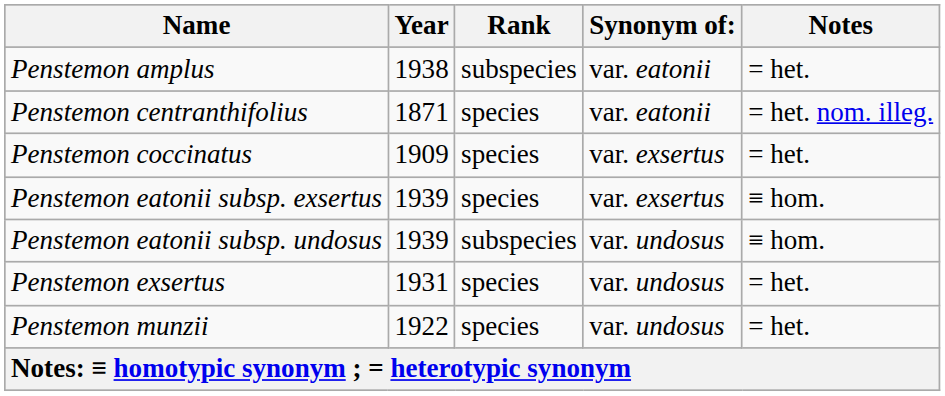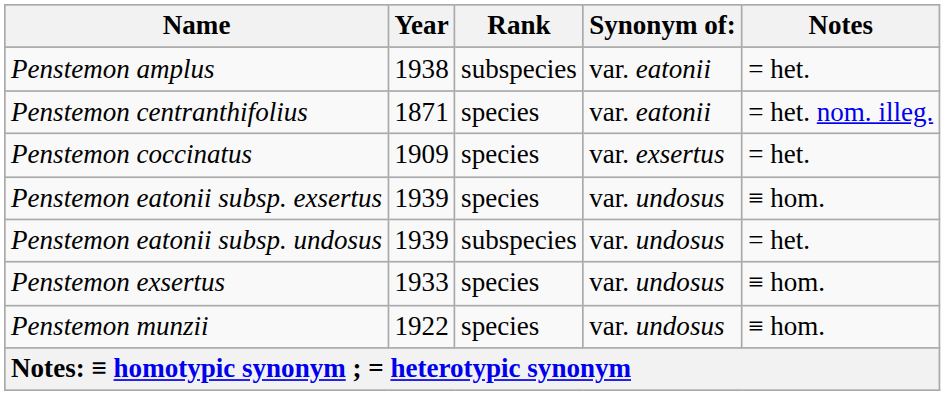(657, 197) var. exsertus -> (657, 197) var. undosus
(787, 240) ≡ hom. -> (779, 240) = het.
(422, 283) 1931 -> (422, 283) 1933
(779, 283) = het. -> (787, 283) ≡ hom.
(779, 326) = het. -> (787, 326) ≡ hom.
